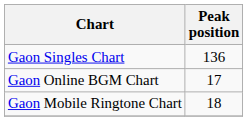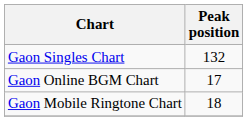(214, 56) 136 -> (214, 56) 132
